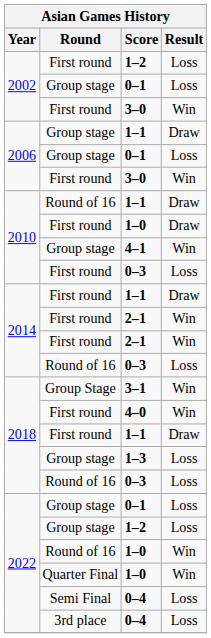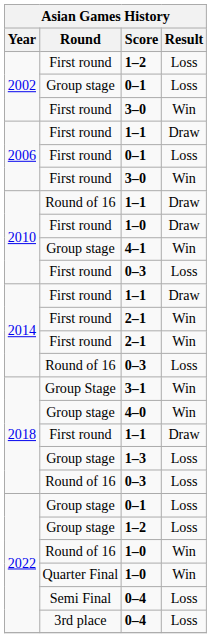(80, 132) Group stage -> (80, 132) First round
(80, 156) Group stage -> (80, 156) First round
(80, 412) First round -> (80, 412) Group stage
